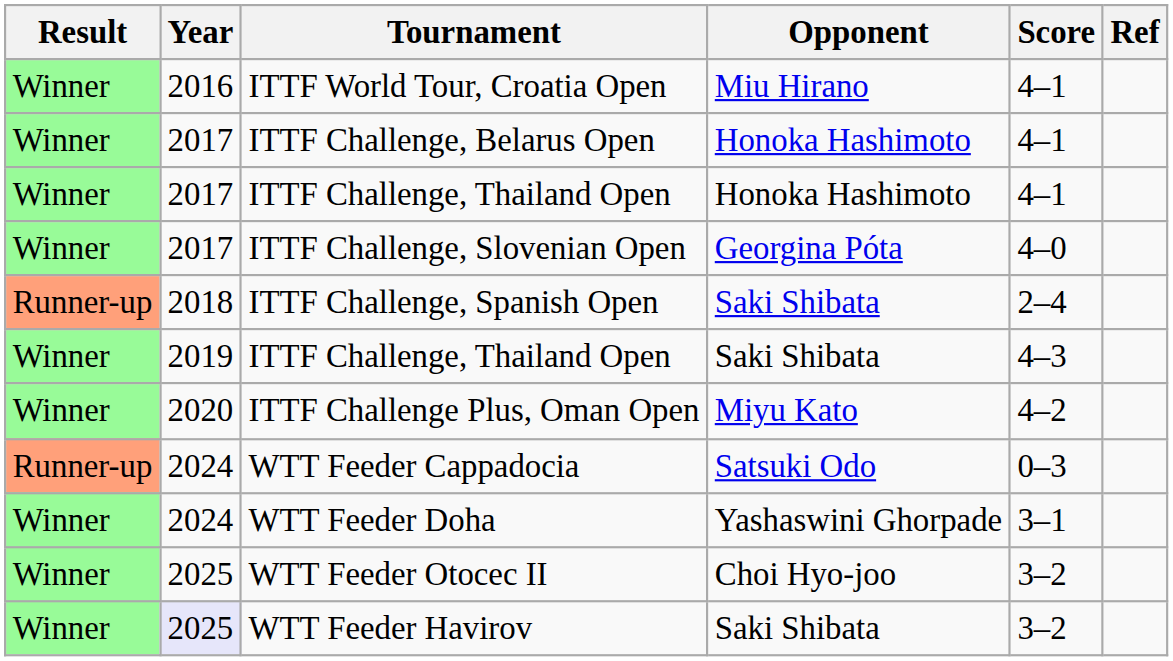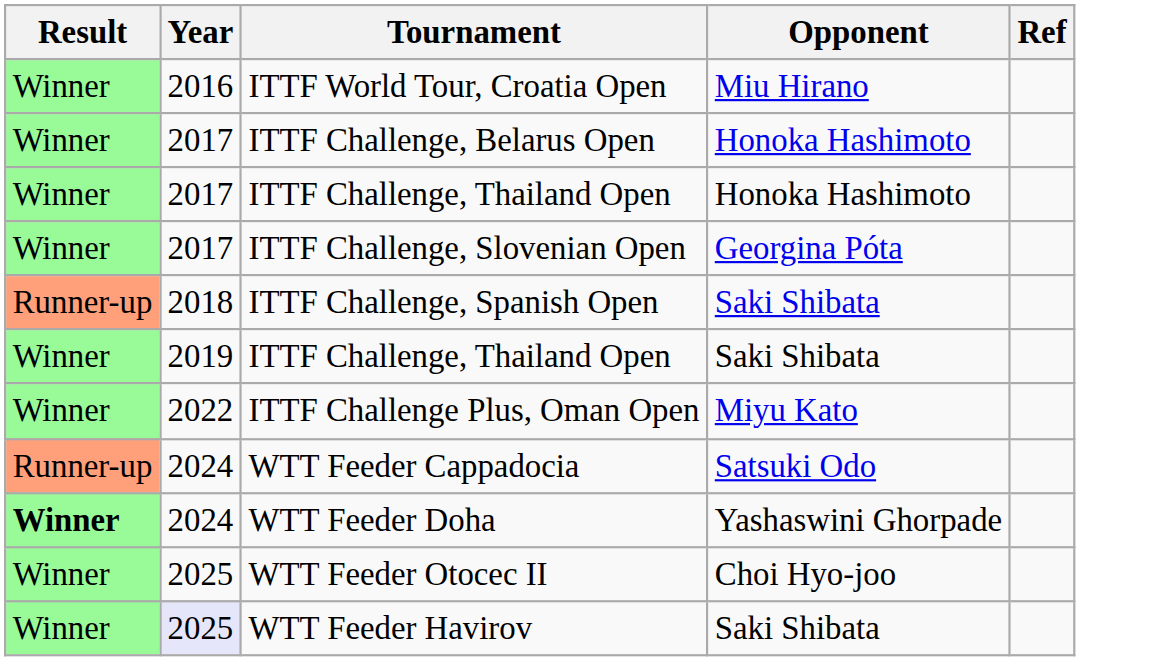- column: (1056, 31)
(200, 410) 2020 -> (200, 410) 2022
(61, 518) normal -> (66, 518) bold
